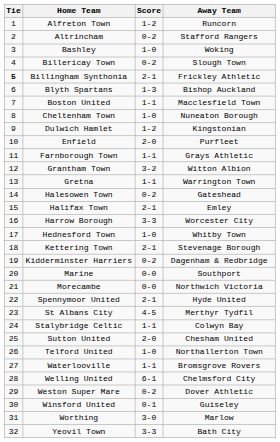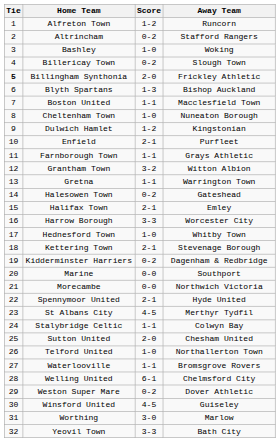(149, 77) 2-1 -> (149, 77) 2-0
(149, 142) 2-0 -> (149, 142) 2-1
(149, 405) 0-1 -> (149, 405) 4-5
